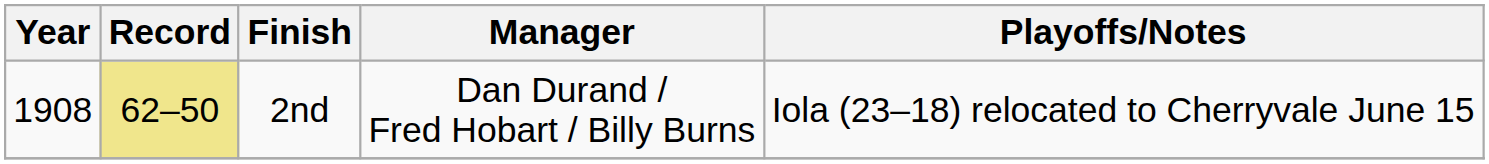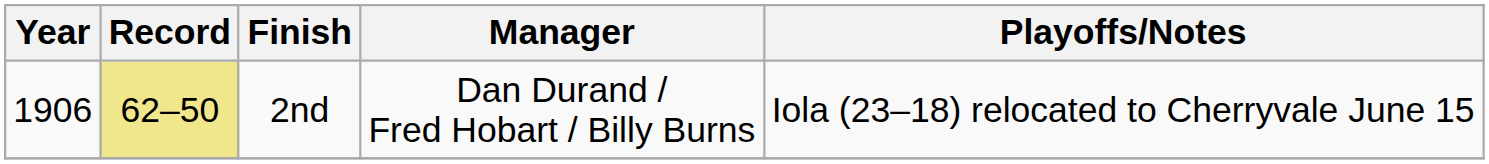(53, 108) 1908 -> (53, 108) 1906
